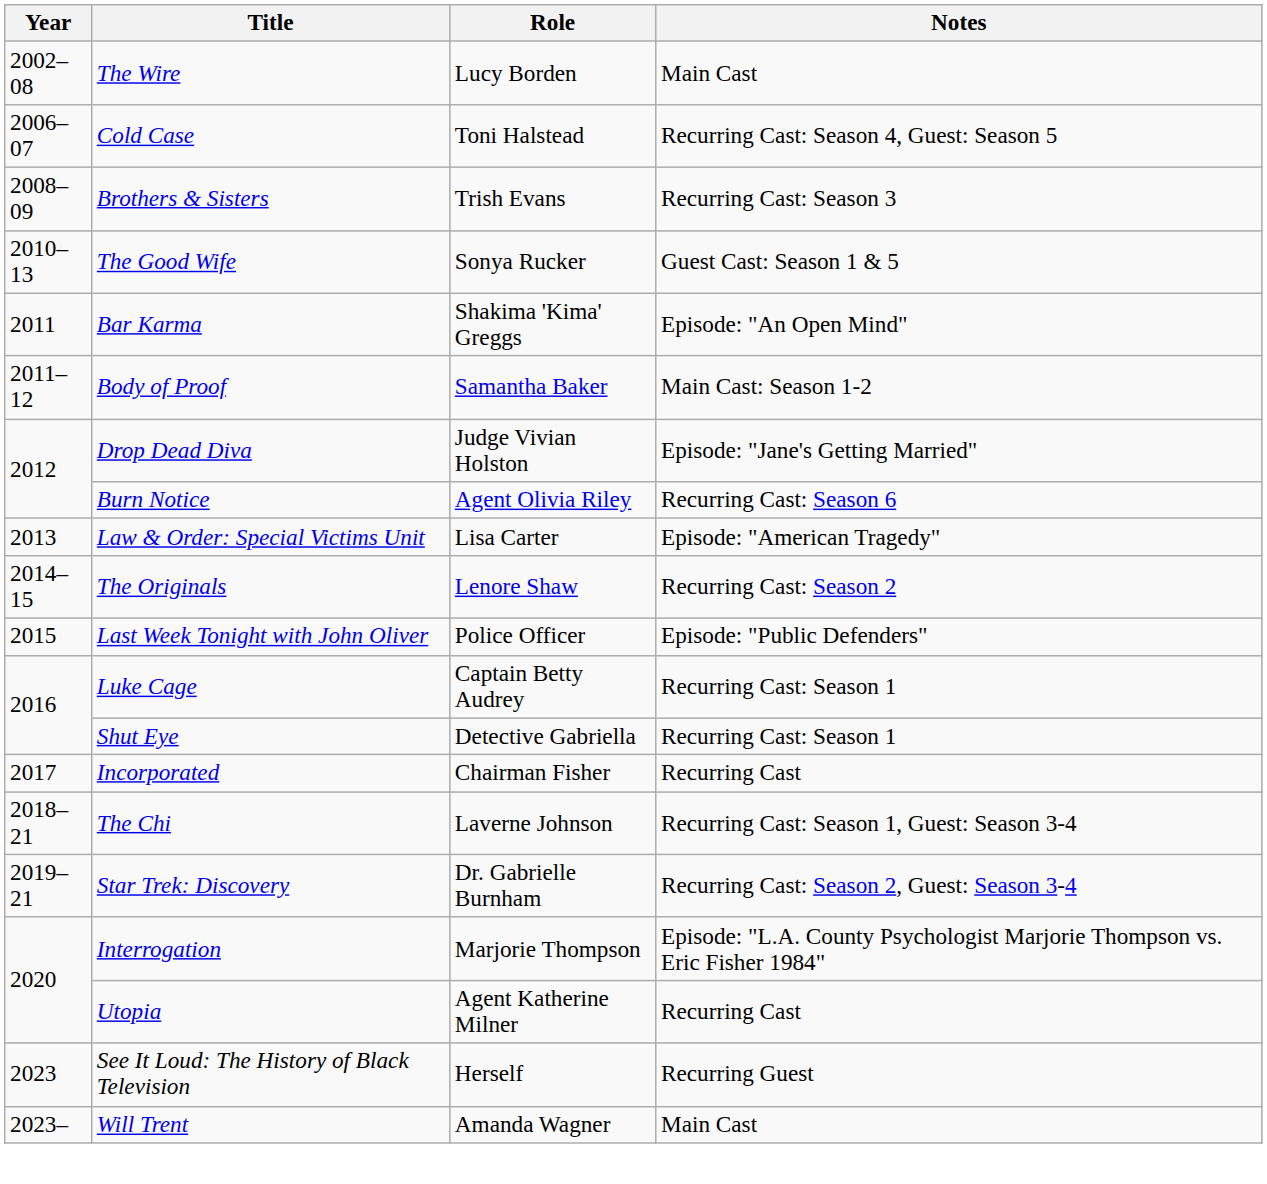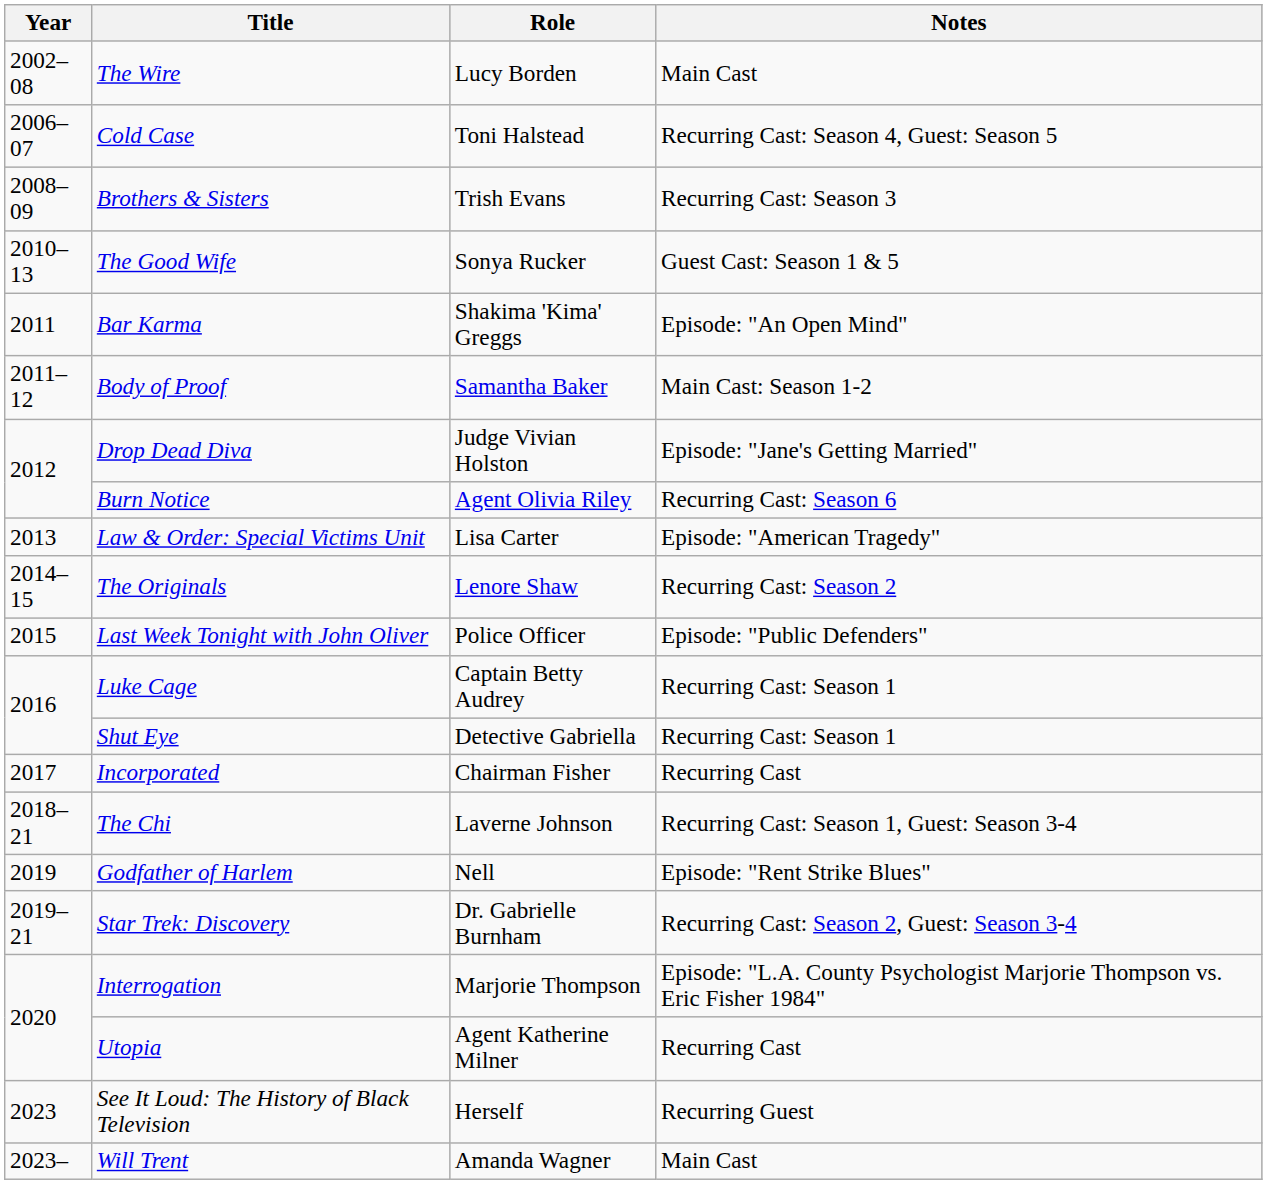+ row: (195, 872)
